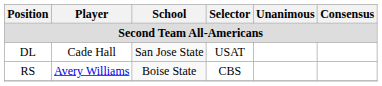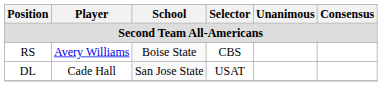rows swapped: (28, 52) <-> (28, 71)
